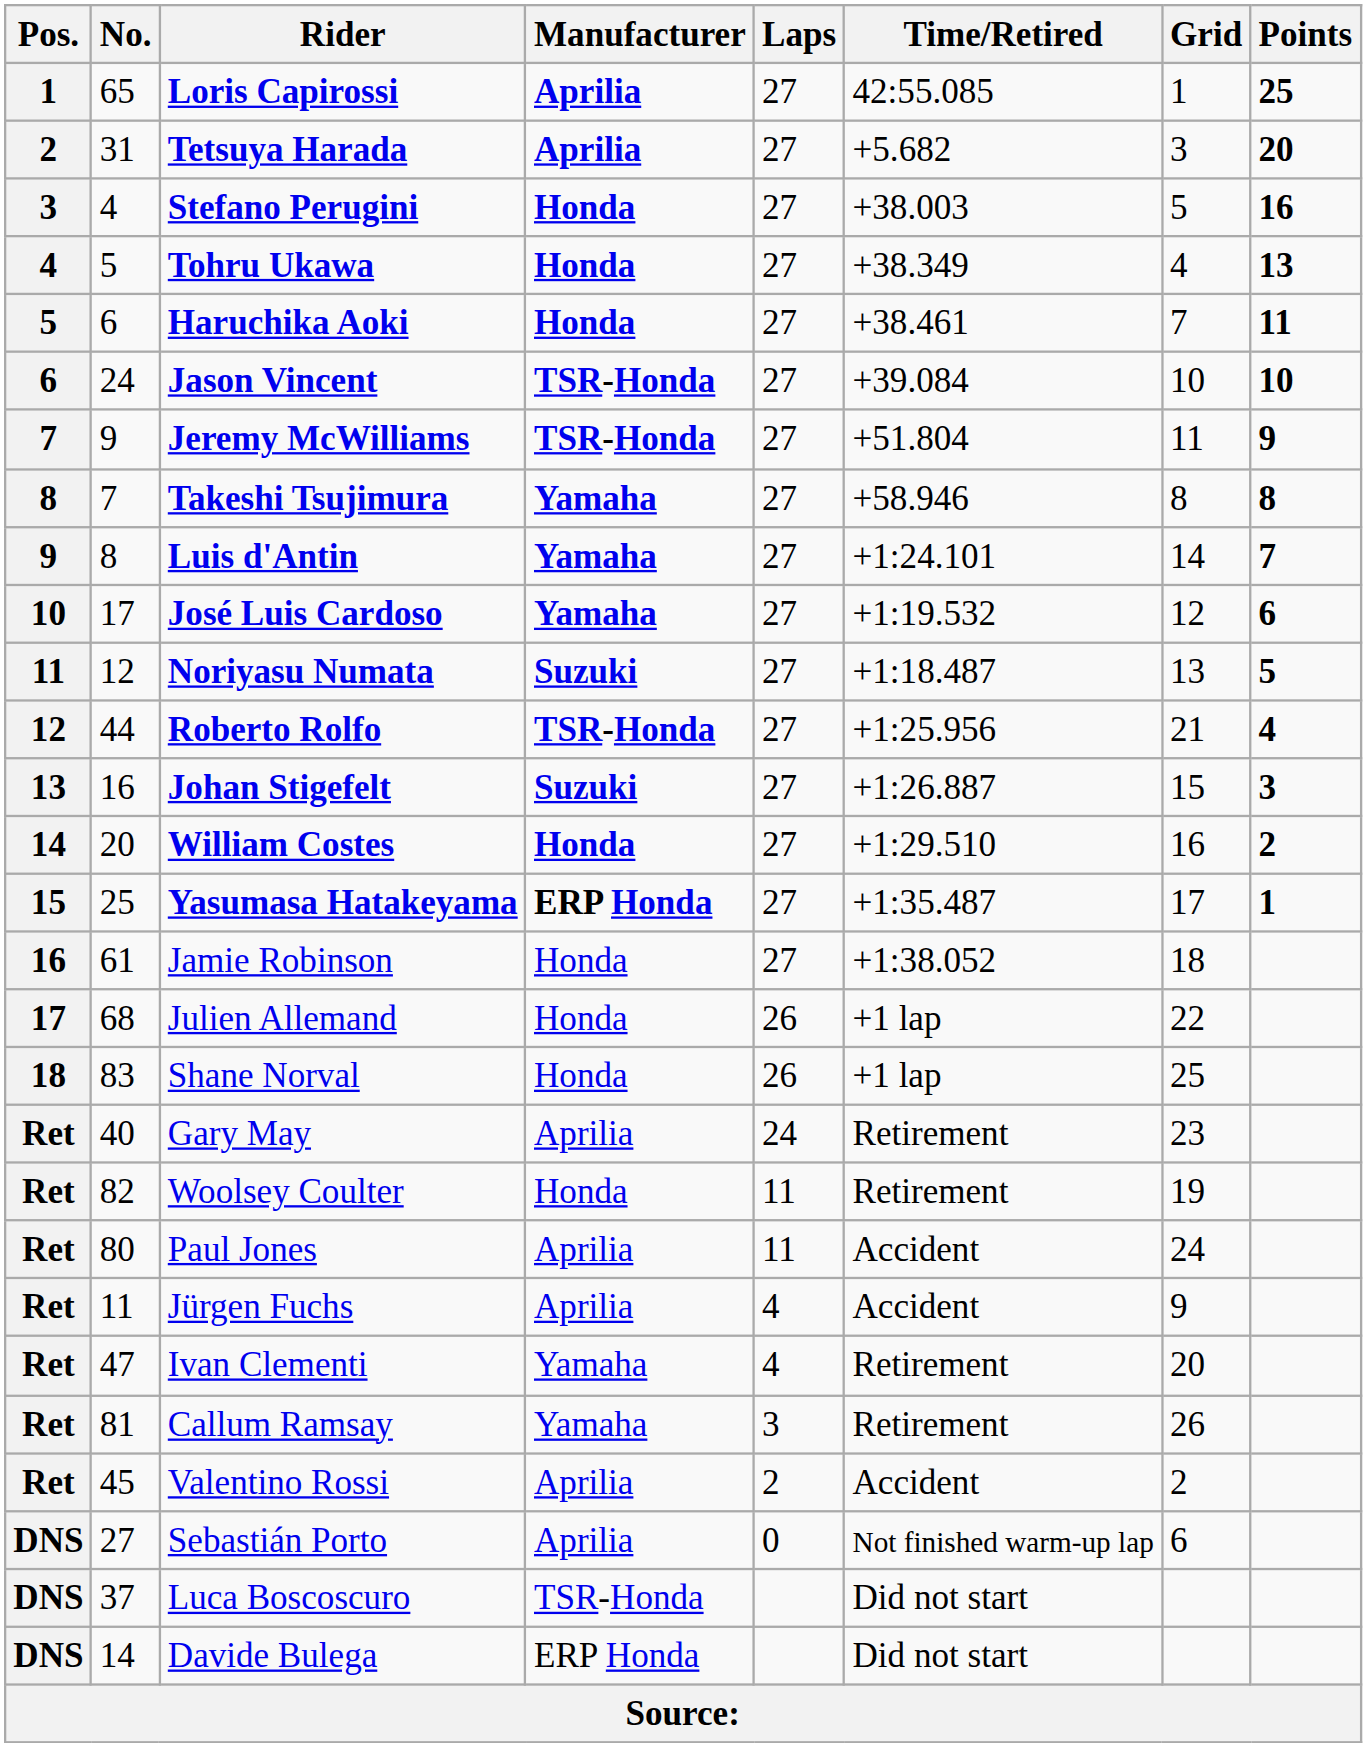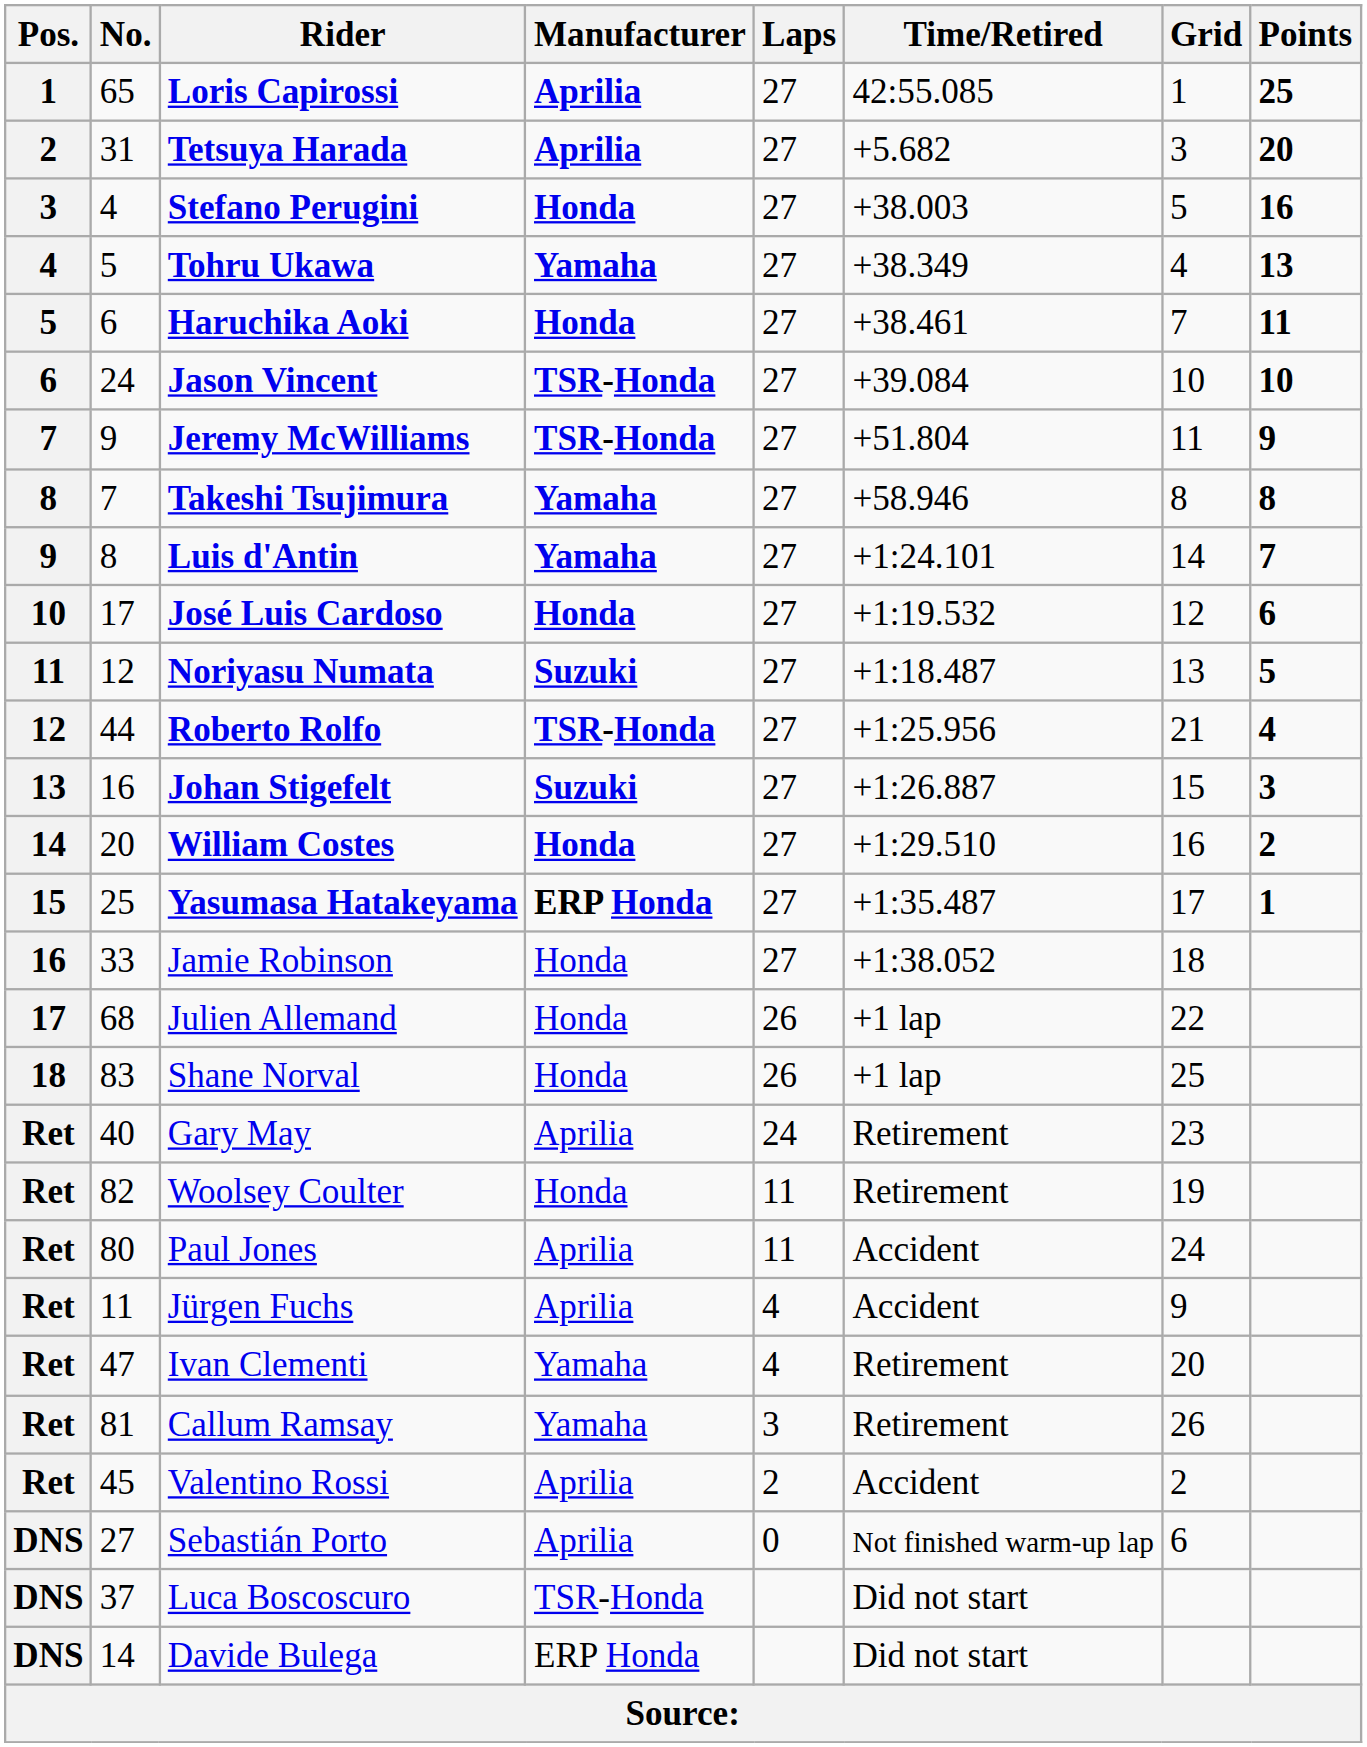(585, 265) Honda -> (595, 265) Yamaha
(595, 612) Yamaha -> (585, 612) Honda
(117, 959) 61 -> (117, 959) 33
